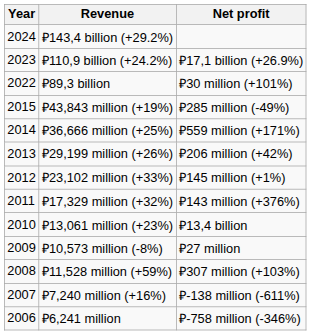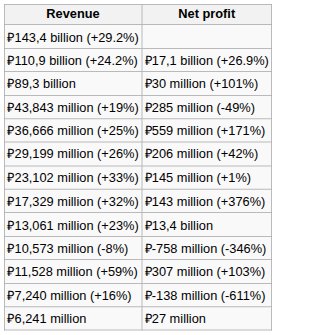- column: (22, 14)
(210, 248) ₽27 million -> (205, 248) ₽-758 million (-346%)
(240, 319) ₽-758 million (-346%) -> (175, 319) ₽27 million
